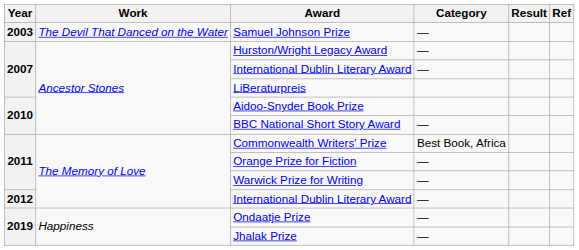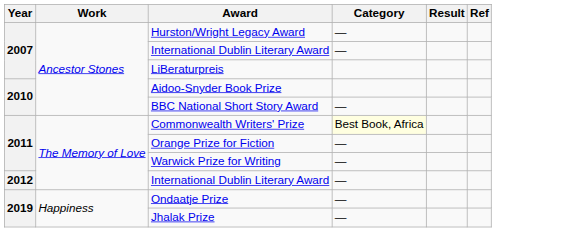- row: (20, 32)
(461, 143) no background -> (379, 124) lightyellow background
